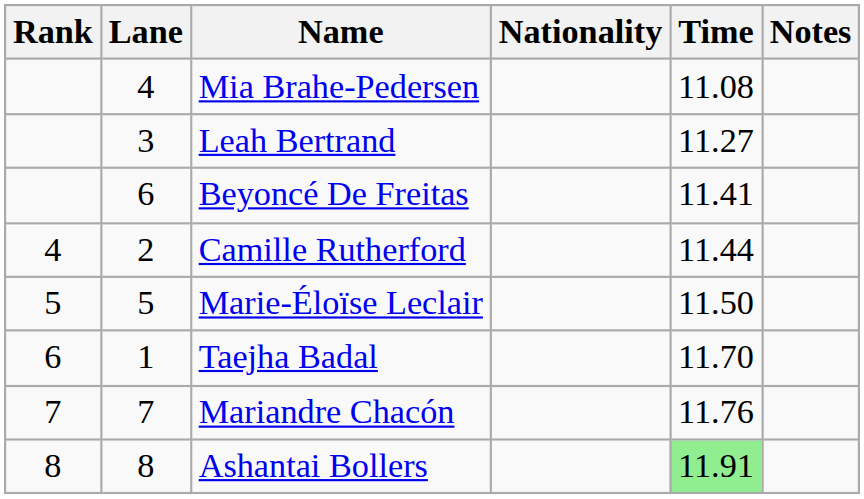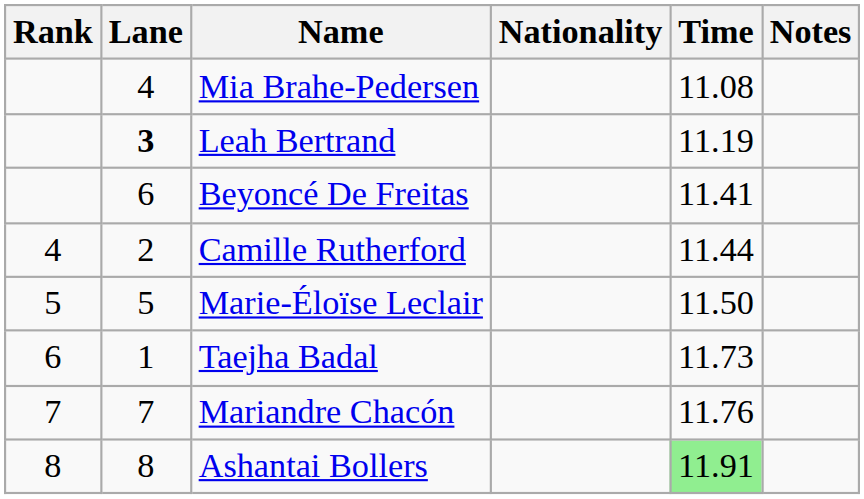(146, 140) normal -> (146, 140) bold
(716, 140) 11.27 -> (716, 140) 11.19
(716, 357) 11.70 -> (716, 357) 11.73
